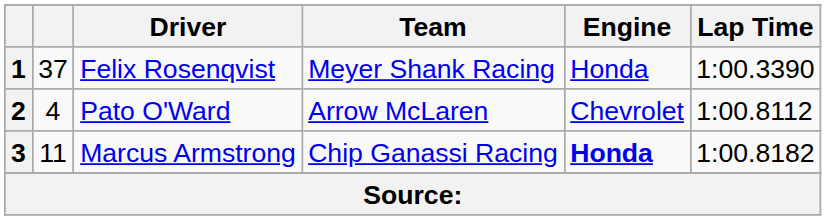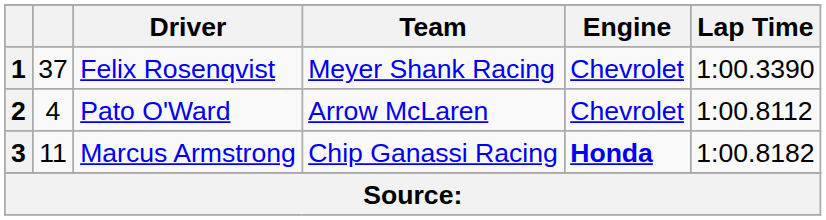(609, 68) Honda -> (627, 68) Chevrolet
